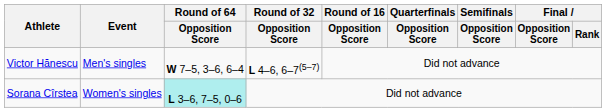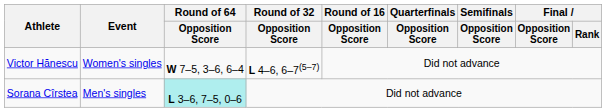(114, 64) Men's singles -> (122, 64) Women's singles
(122, 93) Women's singles -> (114, 93) Men's singles
